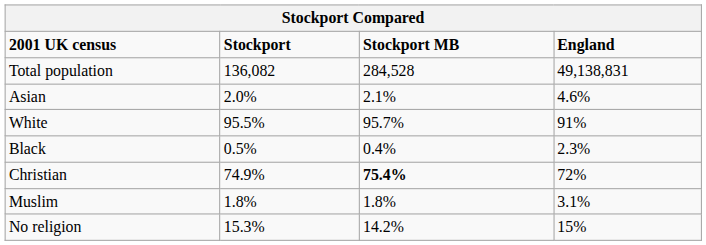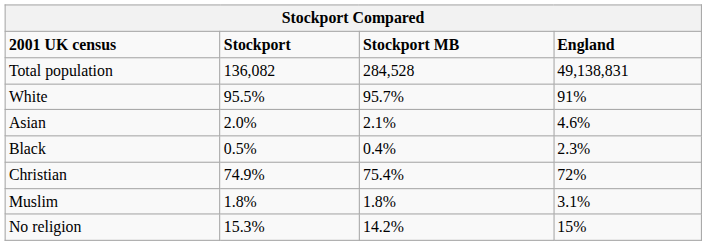rows swapped: (28, 122) <-> (27, 96)
(385, 175) bold -> (383, 175) normal
